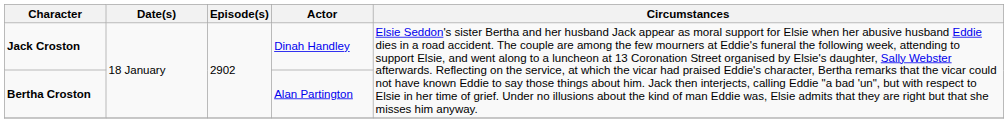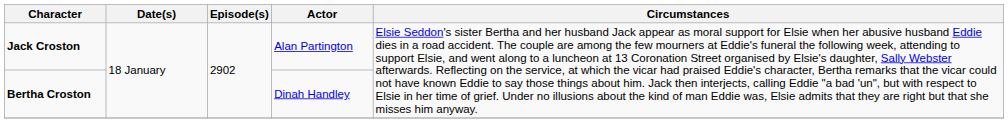(312, 47) Dinah Handley -> (314, 47) Alan Partington
(314, 94) Alan Partington -> (312, 94) Dinah Handley
